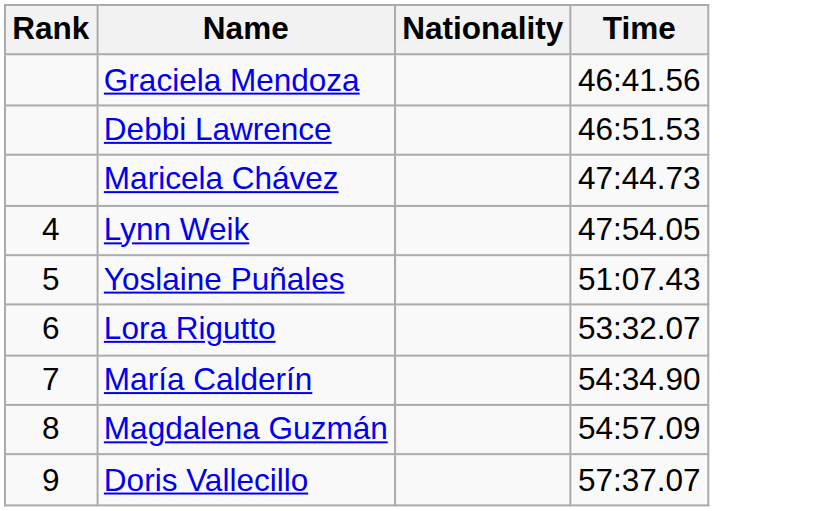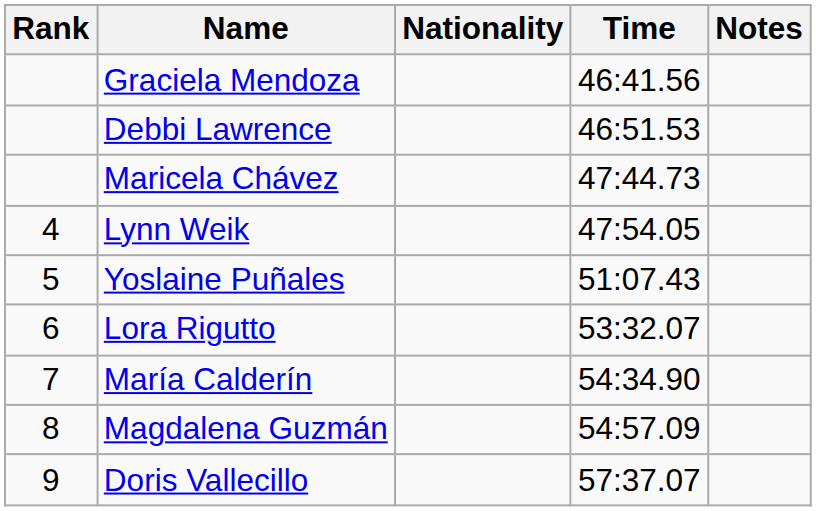+ column: (759, 29)
